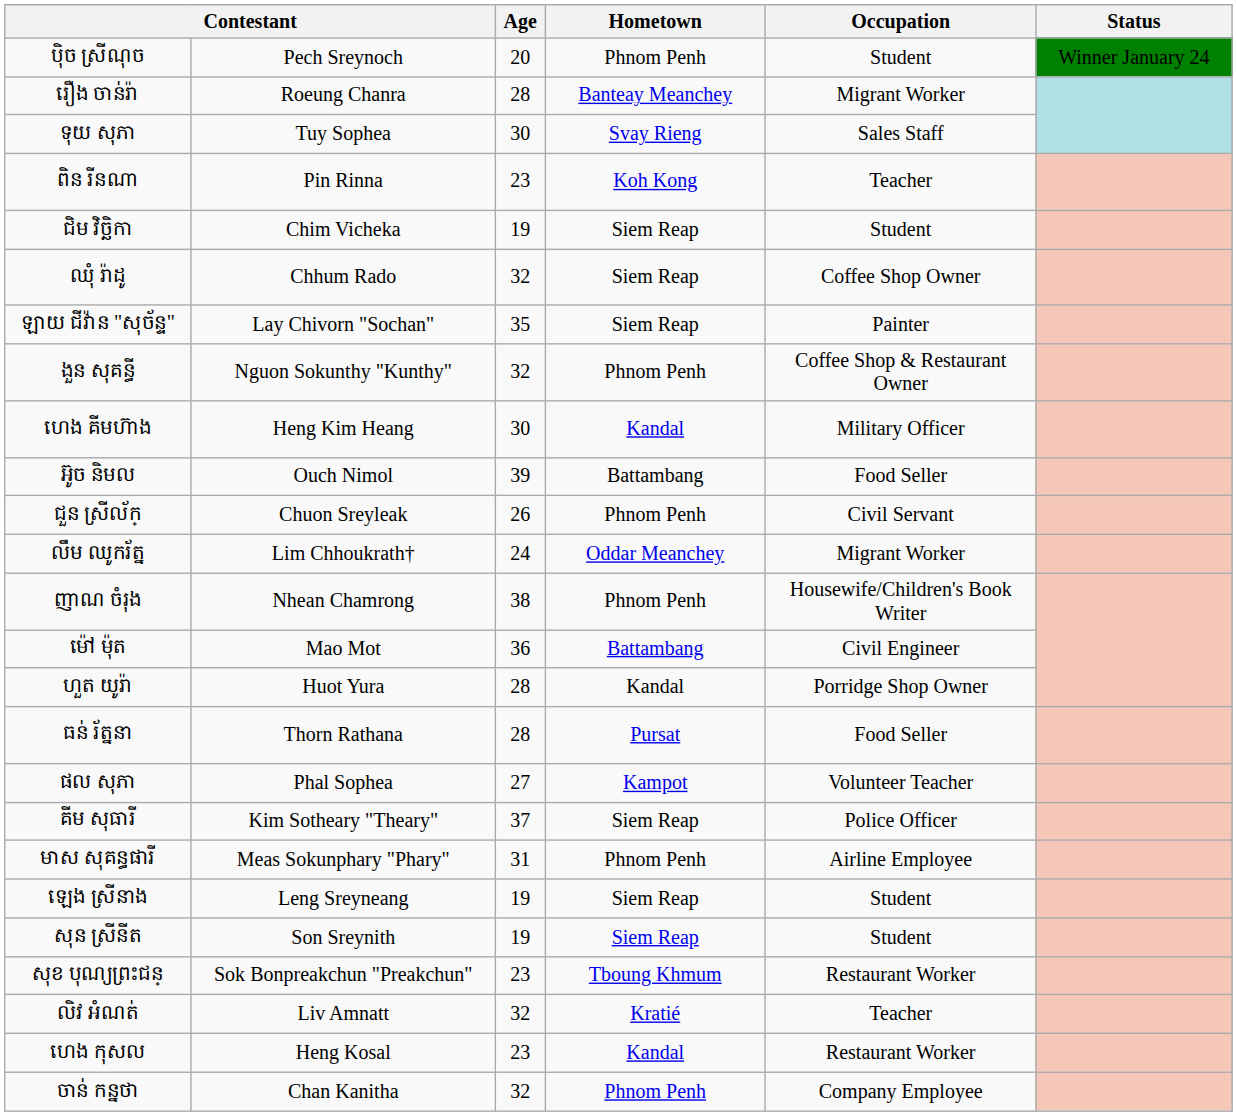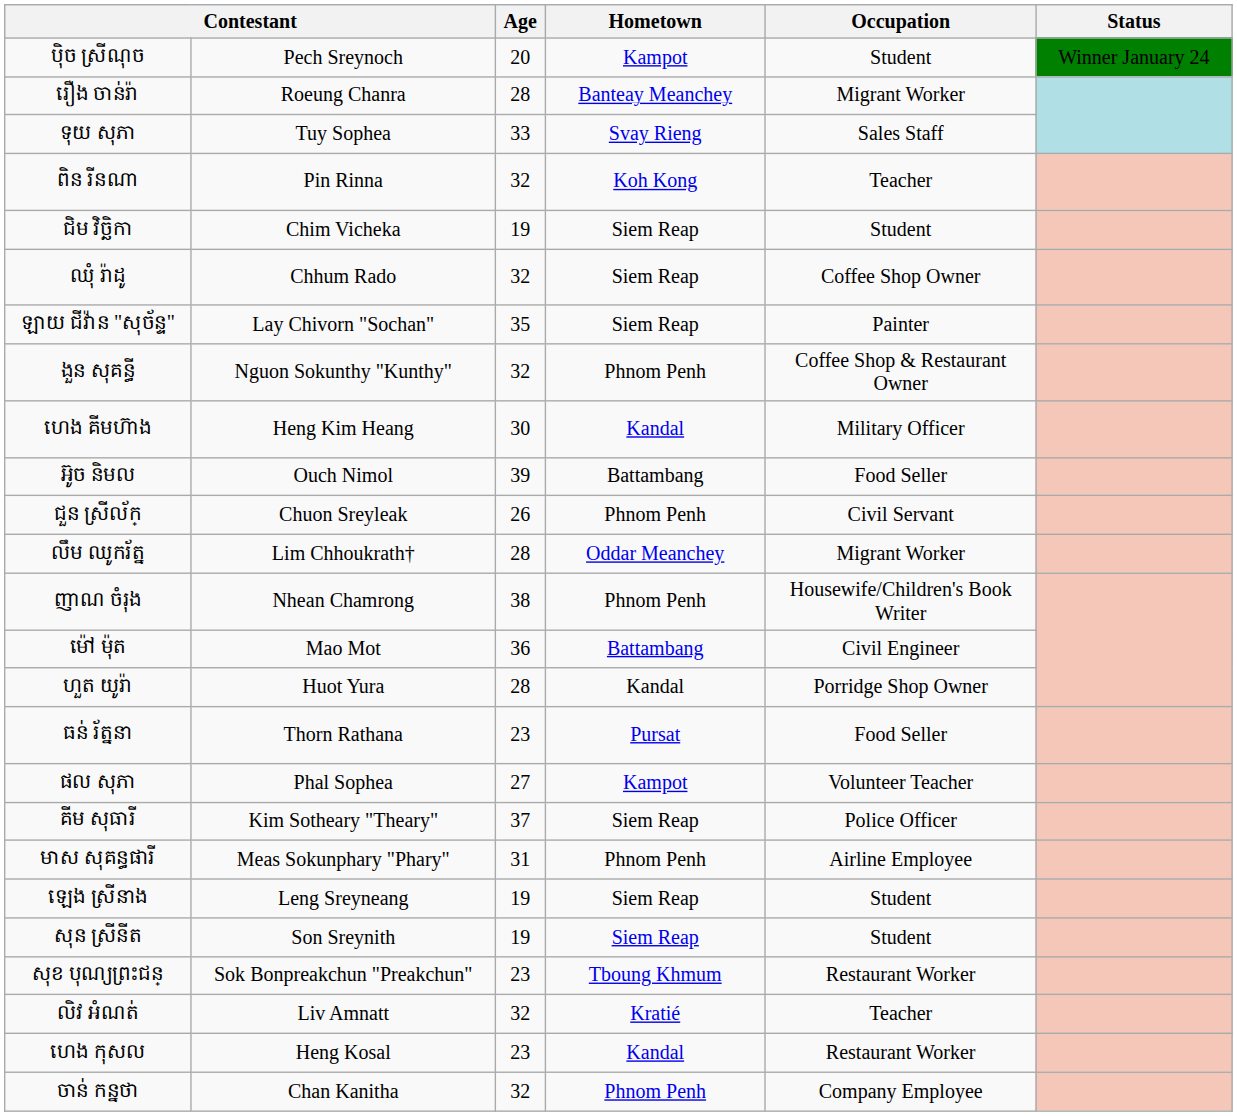(655, 57) Phnom Penh -> (655, 57) Kampot
(520, 134) 30 -> (520, 134) 33
(520, 181) 23 -> (520, 181) 32
(520, 553) 24 -> (520, 553) 28
(520, 735) 28 -> (520, 735) 23
